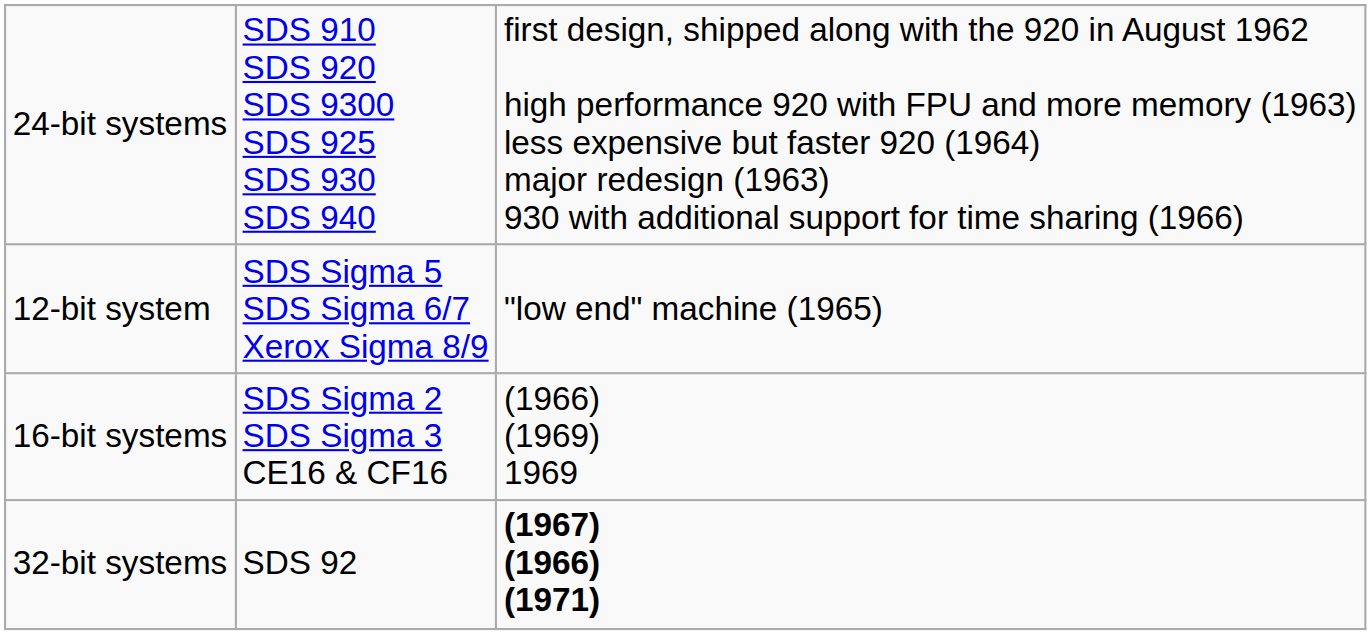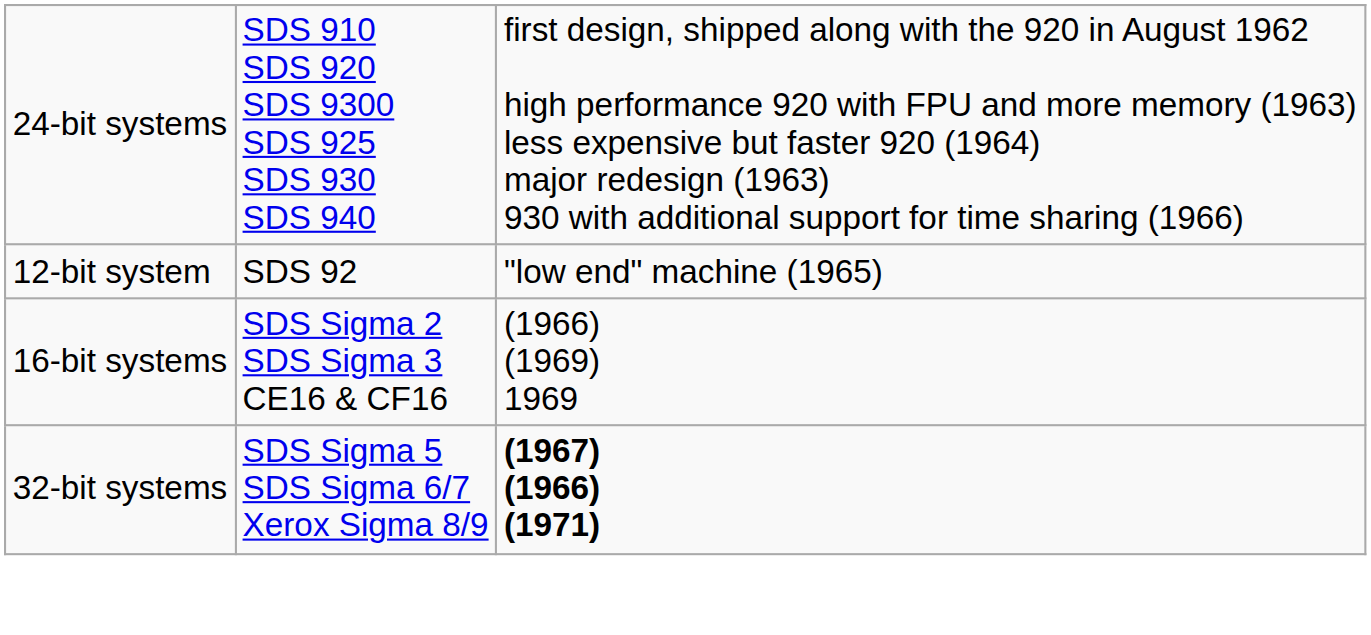(366, 308) SDS Sigma 5 SDS Sigma 6/7 Xerox Sigma 8/9 -> (300, 270) SDS 92
(300, 563) SDS 92 -> (366, 488) SDS Sigma 5 SDS Sigma 6/7 Xerox Sigma 8/9
